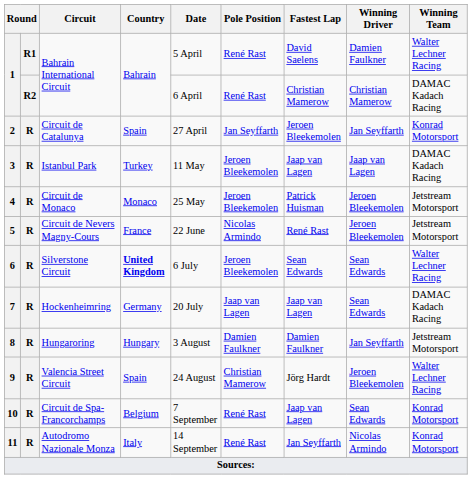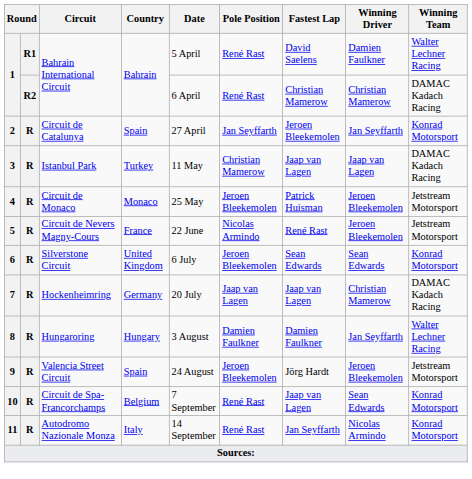(251, 165) Jeroen Bleekemolen -> (243, 165) Christian Mamerow
(144, 265) bold -> (143, 259) normal
(429, 265) Walter Lechner Racing -> (435, 259) Konrad Motorsport
(367, 307) Sean Edwards -> (370, 294) Christian Mamerow
(435, 342) Jetstream Motorsport -> (428, 336) Walter Lechner Racing
(245, 377) Christian Mamerow -> (249, 371) Jeroen Bleekemolen
(429, 377) Walter Lechner Racing -> (435, 371) Jetstream Motorsport
